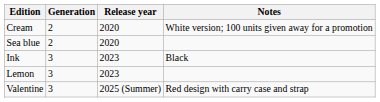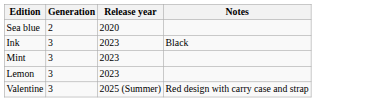- row: (20, 27)
+ row: (16, 58)
